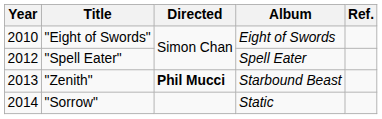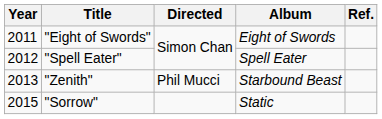(23, 37) 2010 -> (22, 37) 2011
(191, 80) bold -> (188, 80) normal
(23, 102) 2014 -> (23, 102) 2015
